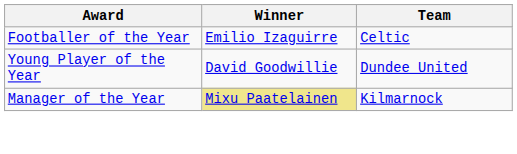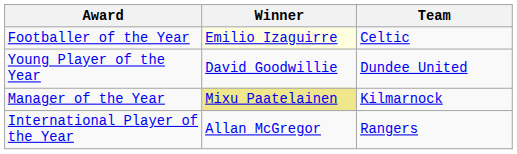(271, 38) no background -> (271, 38) lightyellow background
+ row: (103, 129)
